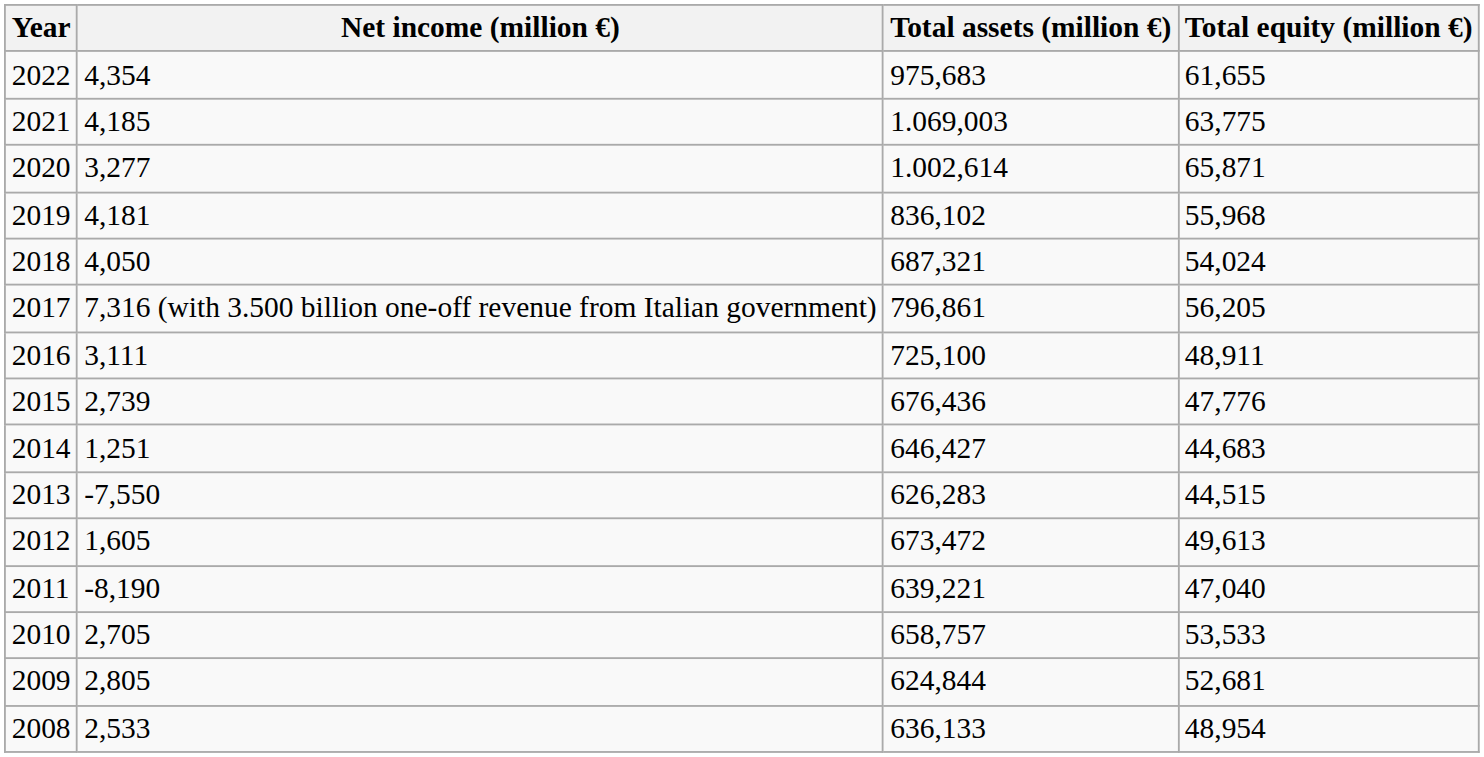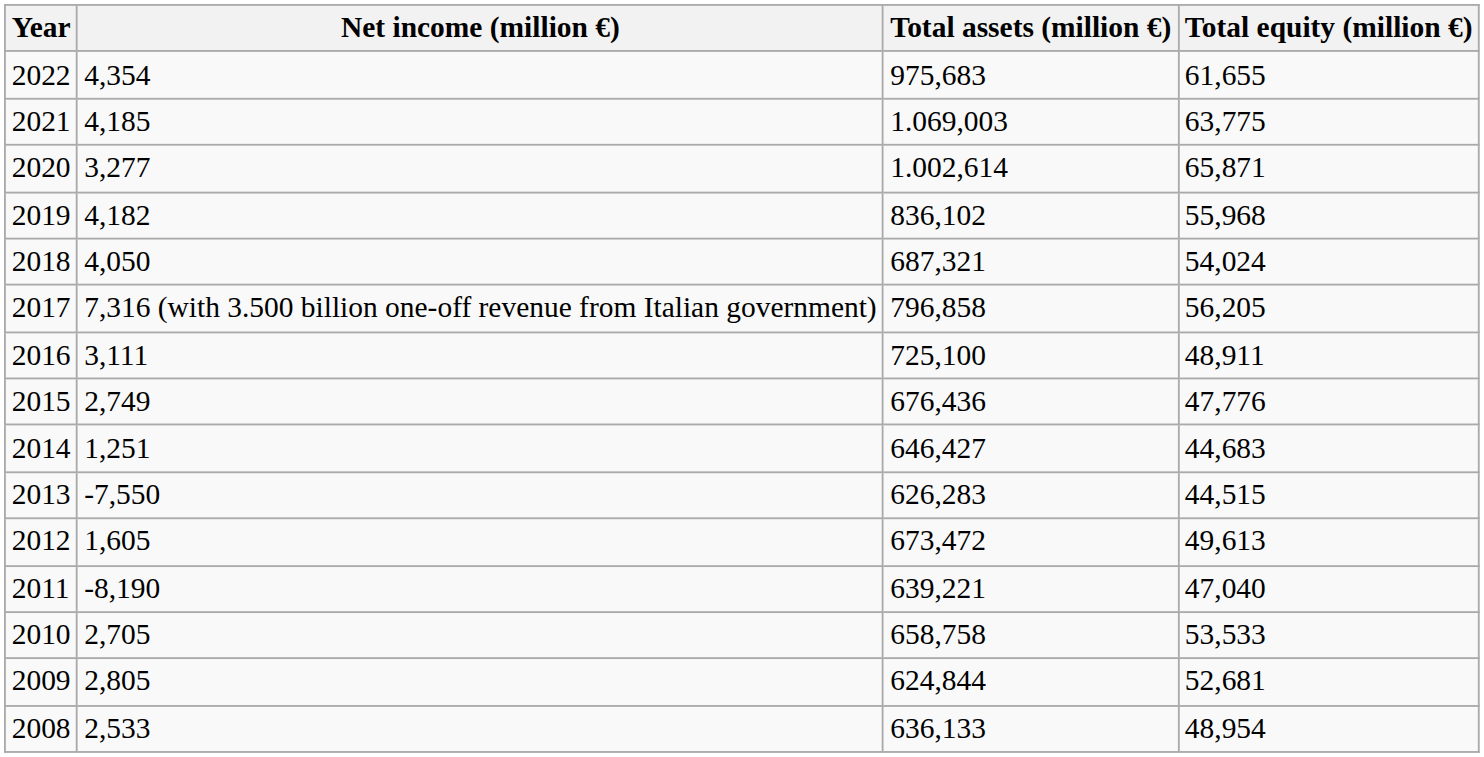(117, 214) 4,181 -> (117, 214) 4,182
(938, 307) 796,861 -> (938, 307) 796,858
(117, 401) 2,739 -> (117, 401) 2,749
(938, 634) 658,757 -> (938, 634) 658,758
